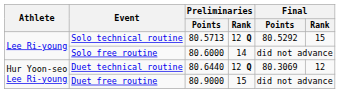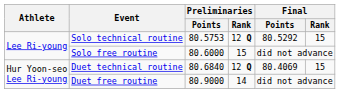(206, 39) 80.5713 -> (206, 39) 80.5753
(241, 53) 14 -> (241, 53) 15
(206, 67) 80.6440 -> (206, 67) 80.6840
(280, 67) 80.3069 -> (280, 67) 80.4069
(320, 67) 12 -> (320, 67) 15
(241, 81) 15 -> (241, 81) 14
